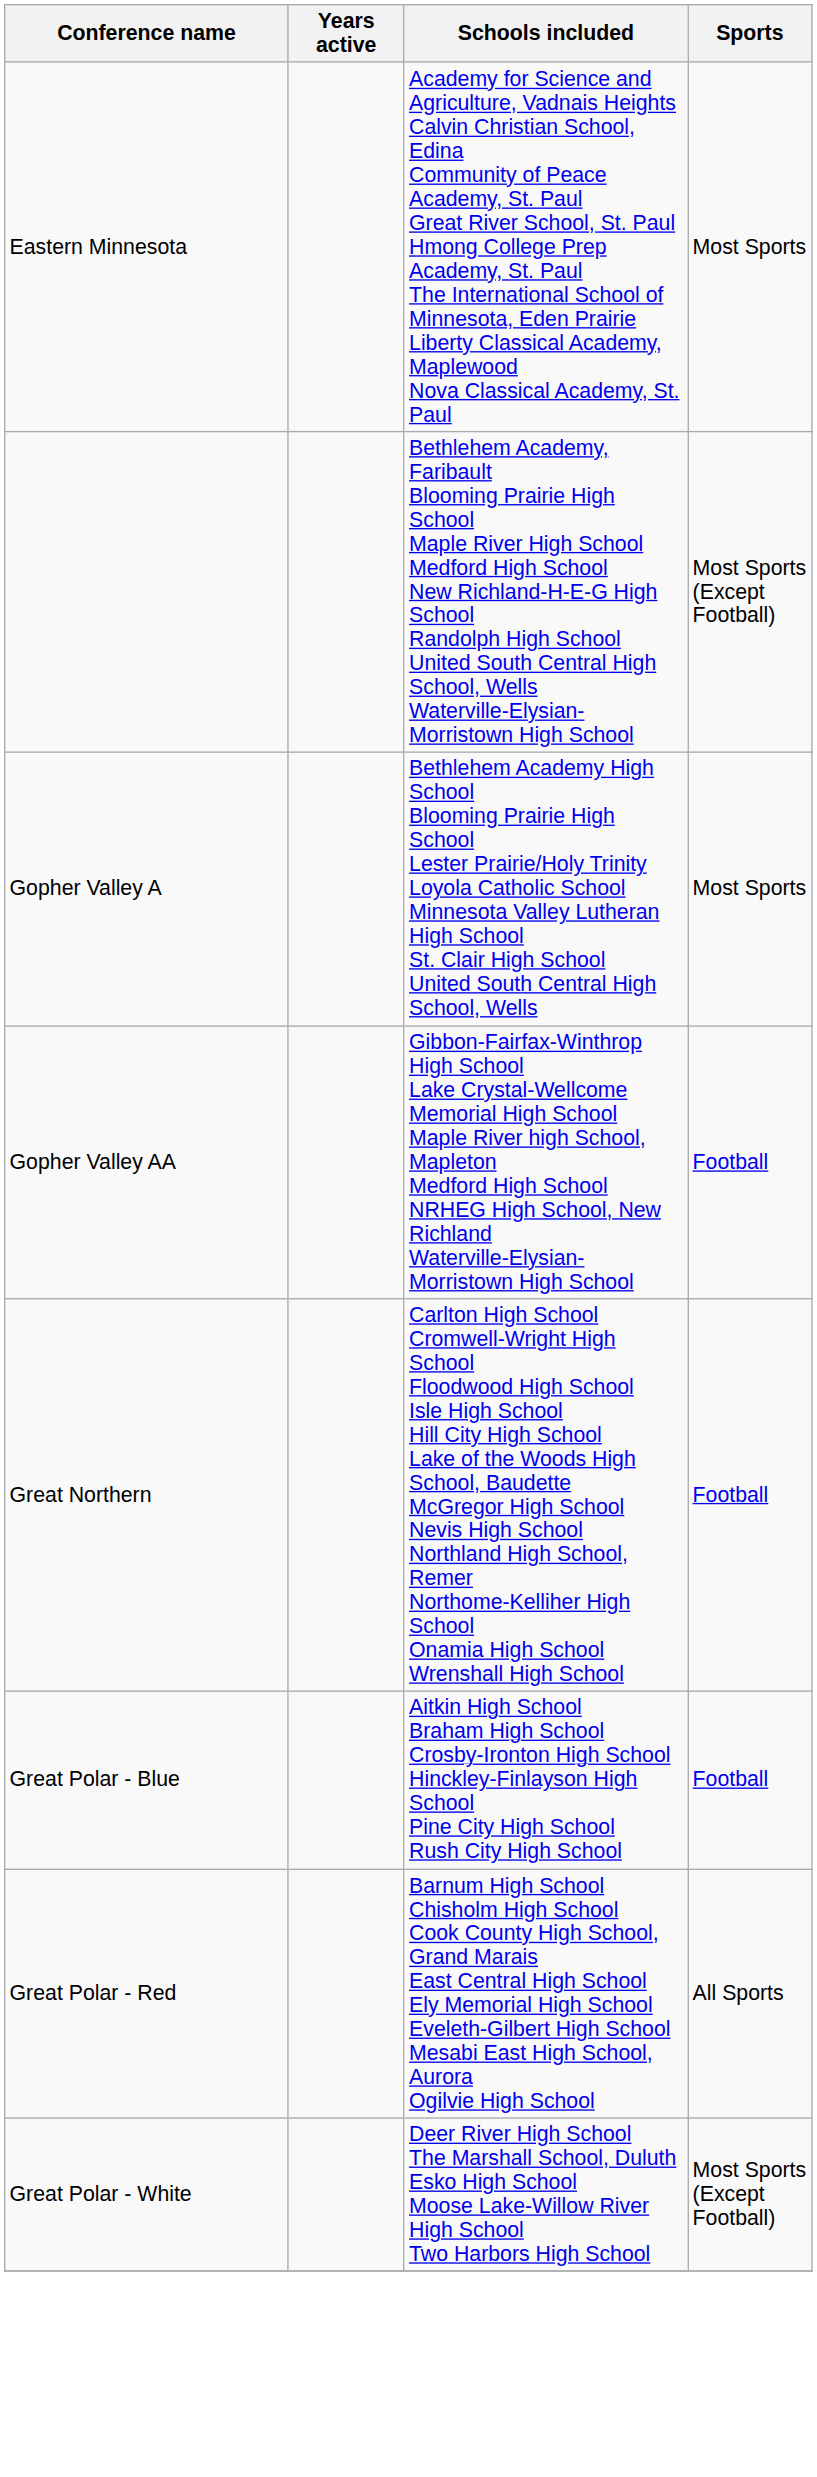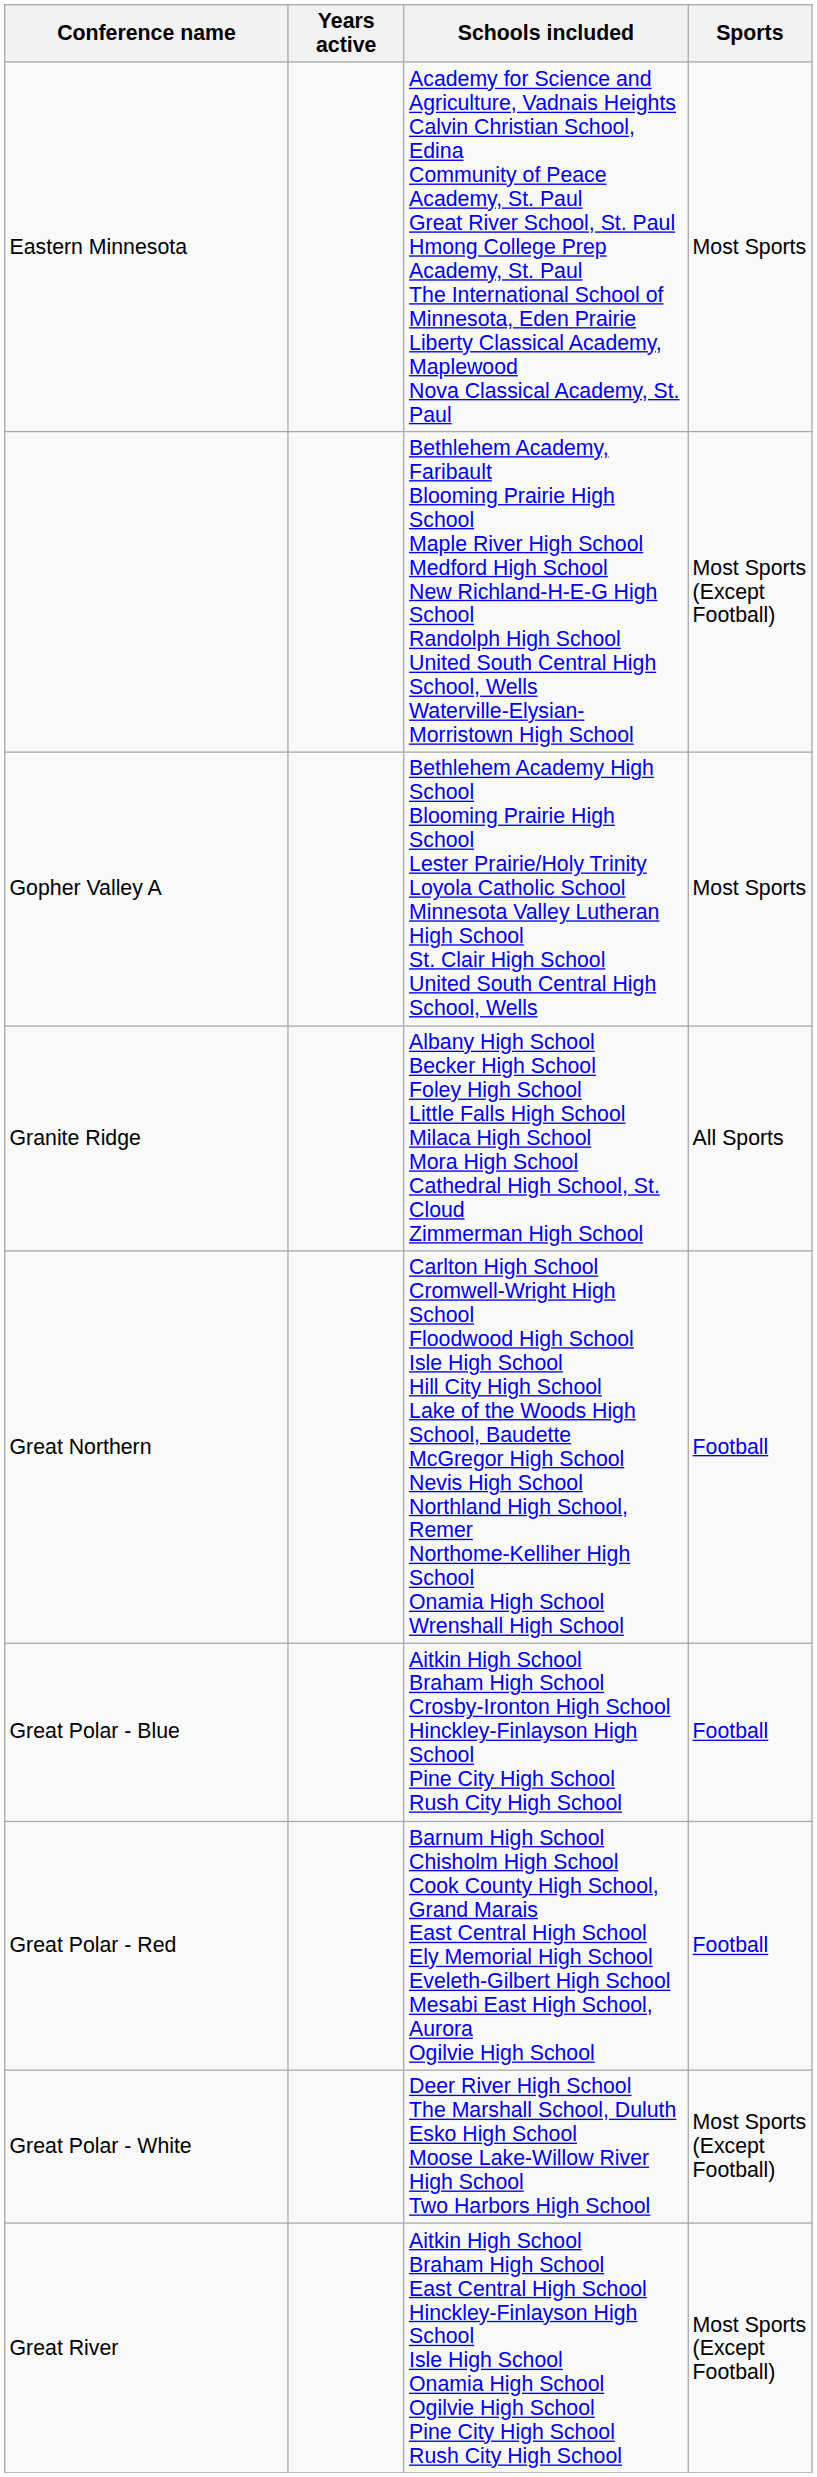- row: (93, 1161)
+ row: (75, 1137)
(738, 1993) All Sports -> (730, 1945) Football
+ row: (64, 2348)
